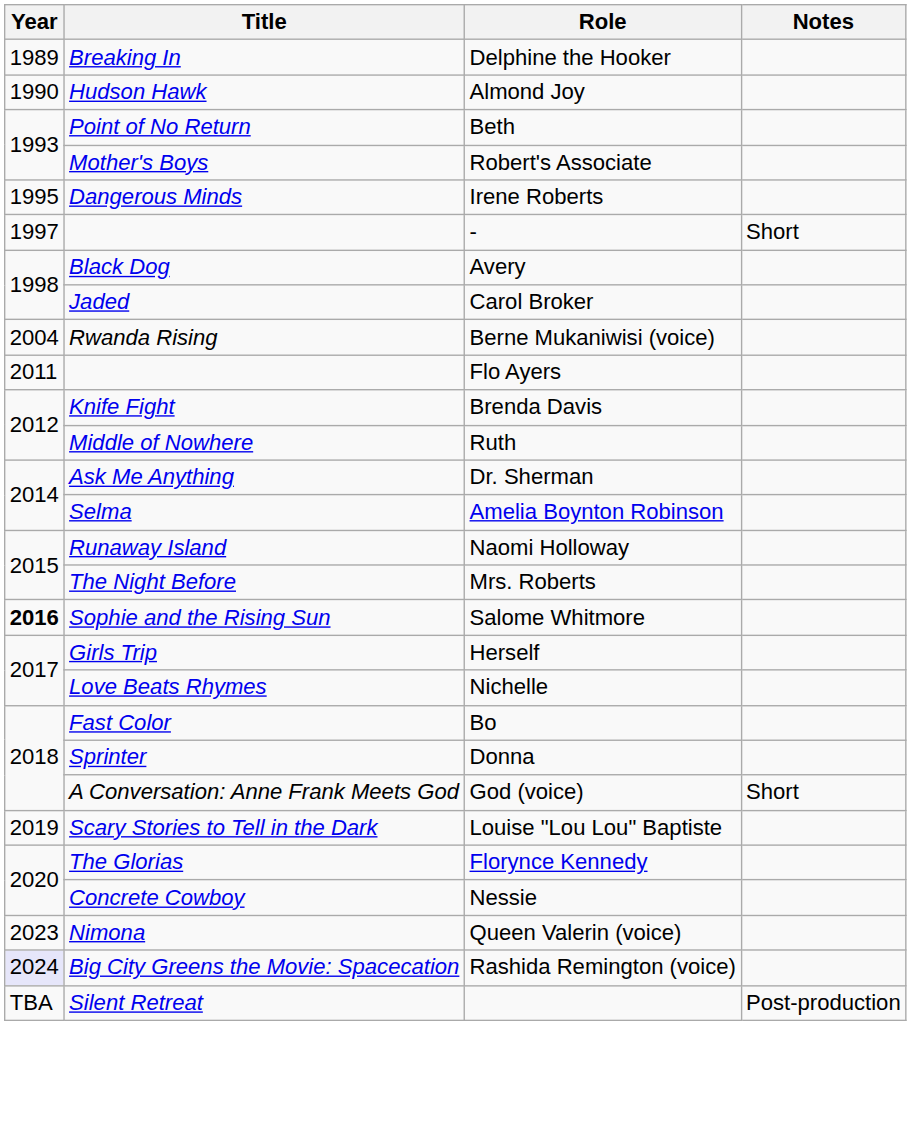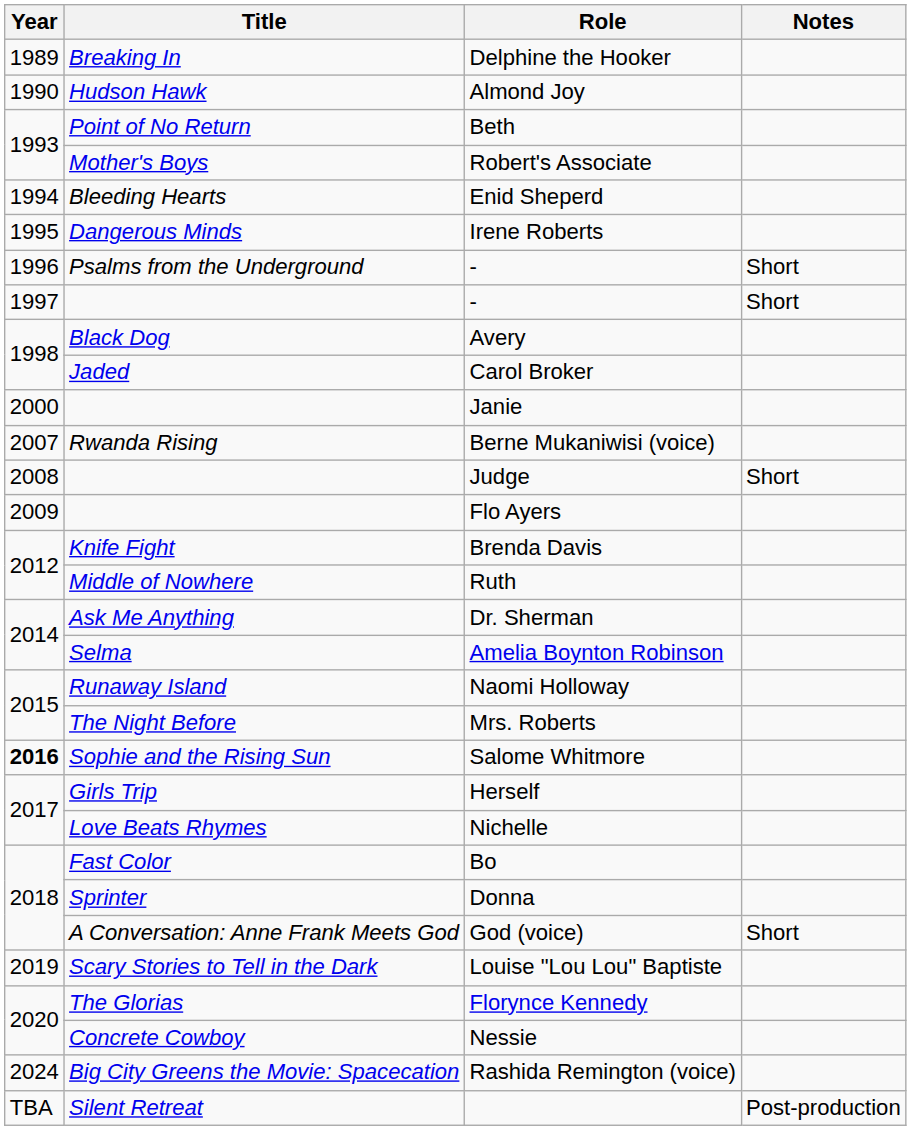+ row: (148, 197)
+ row: (216, 267)
+ row: (264, 407)
(34, 337) 2004 -> (34, 442) 2007
+ row: (264, 477)
(34, 372) 2011 -> (34, 512) 2009
- row: (107, 932)
(34, 967) lavender background -> (34, 1072) no background
